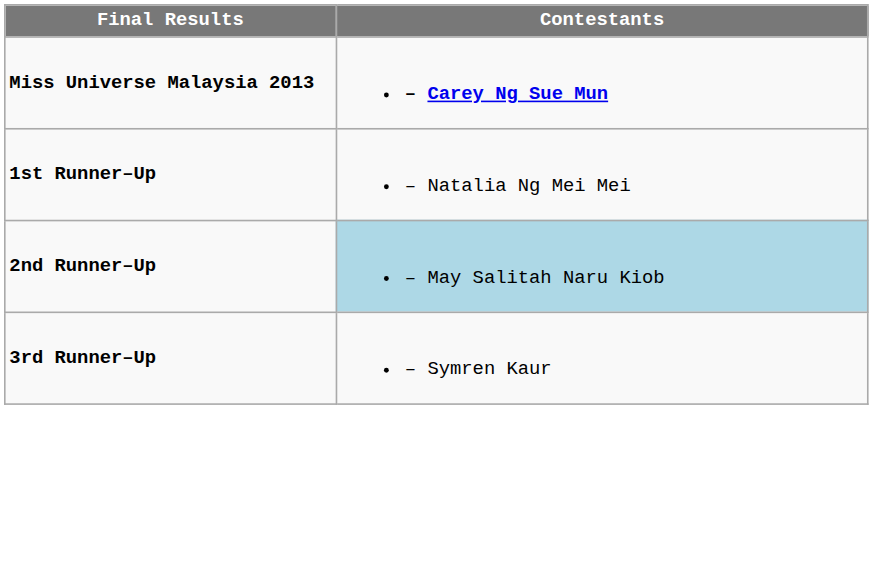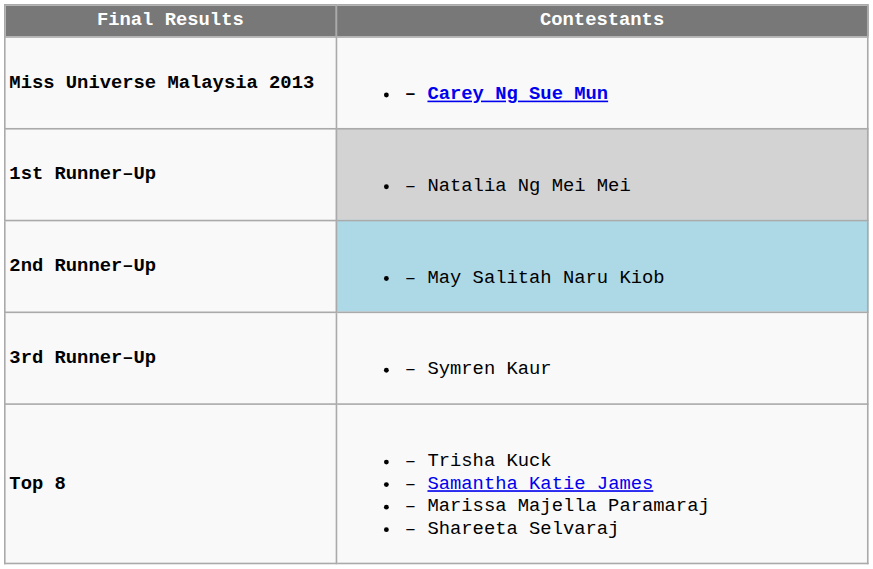(602, 185) no background -> (602, 185) lightgrey background
+ row: (38, 483)
